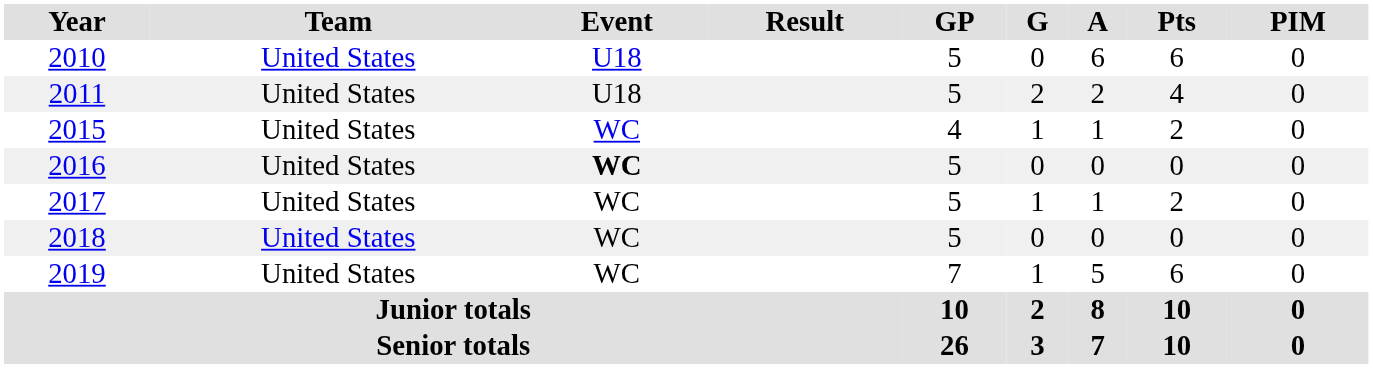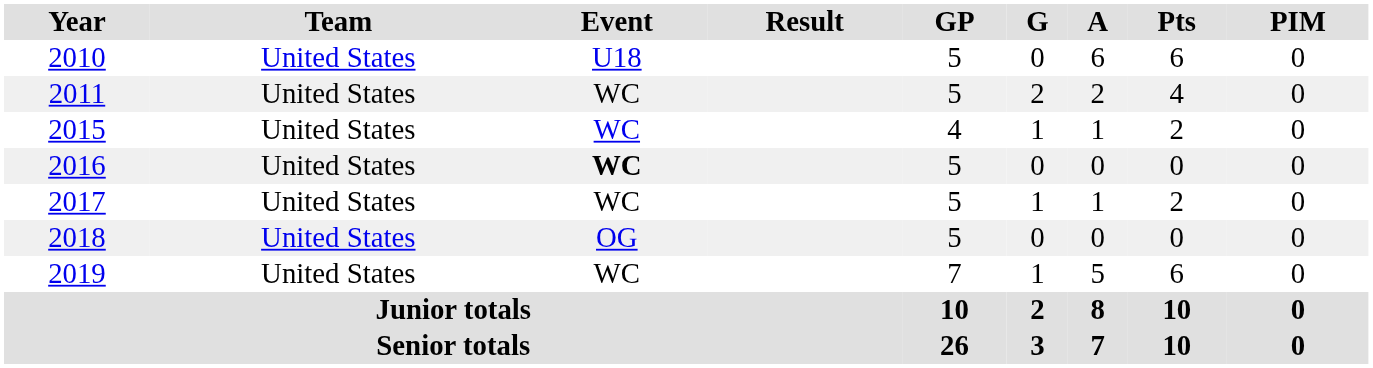(617, 93) U18 -> (617, 93) WC
(617, 237) WC -> (617, 237) OG
